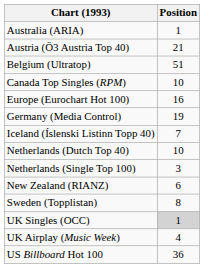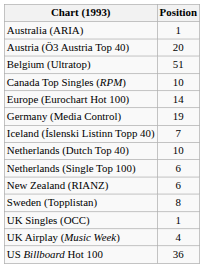(178, 47) 21 -> (178, 47) 20
(178, 99) 16 -> (178, 99) 14
(178, 168) 3 -> (178, 168) 6
(178, 220) lightgrey background -> (178, 220) no background
